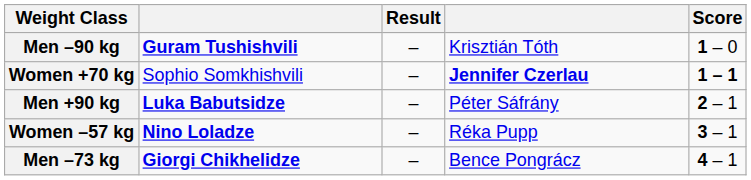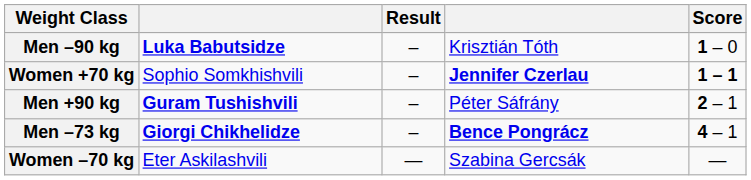(220, 47) Guram Tushishvili -> (214, 47) Luka Babutsidze
(214, 103) Luka Babutsidze -> (220, 103) Guram Tushishvili
- row: (72, 132)
(515, 160) normal -> (519, 132) bold
+ row: (72, 160)
